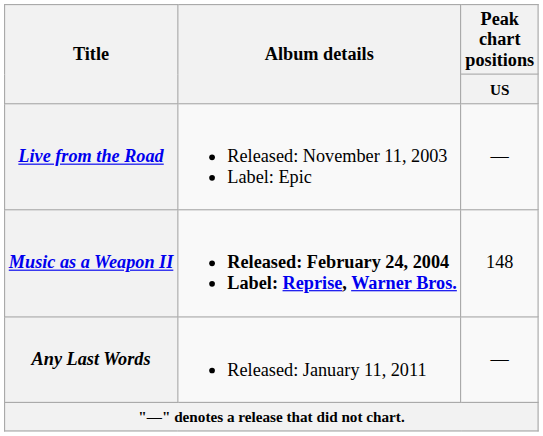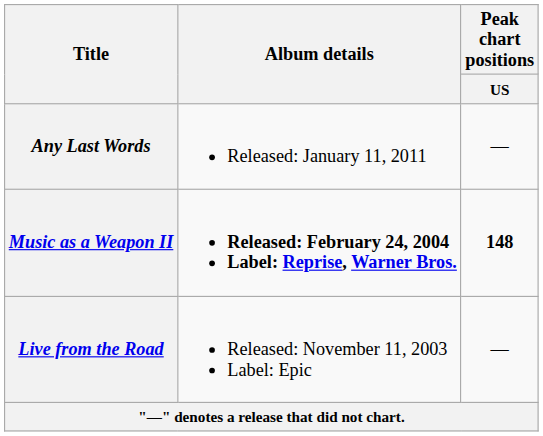rows swapped: (91, 156) <-> (91, 359)
(500, 263) normal -> (500, 242) bold
